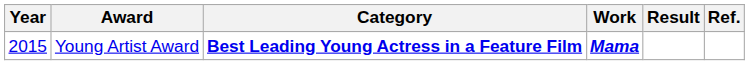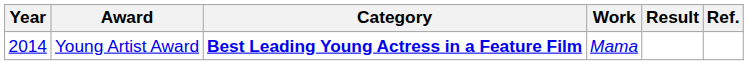(28, 45) 2015 -> (28, 45) 2014
(615, 45) bold -> (614, 45) normal
